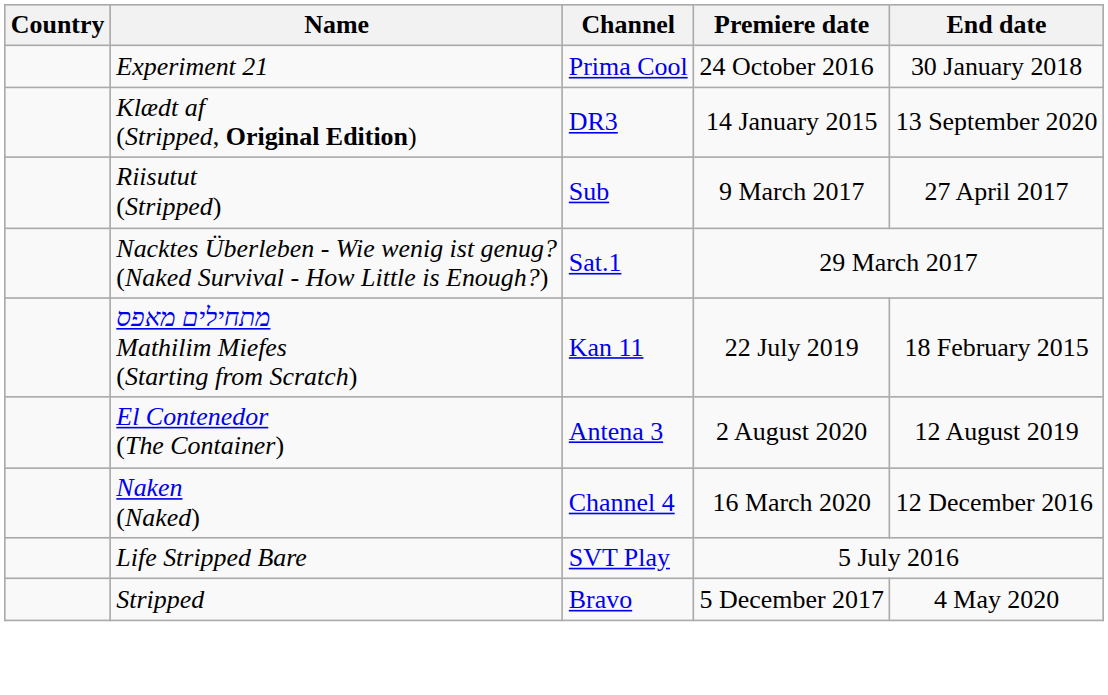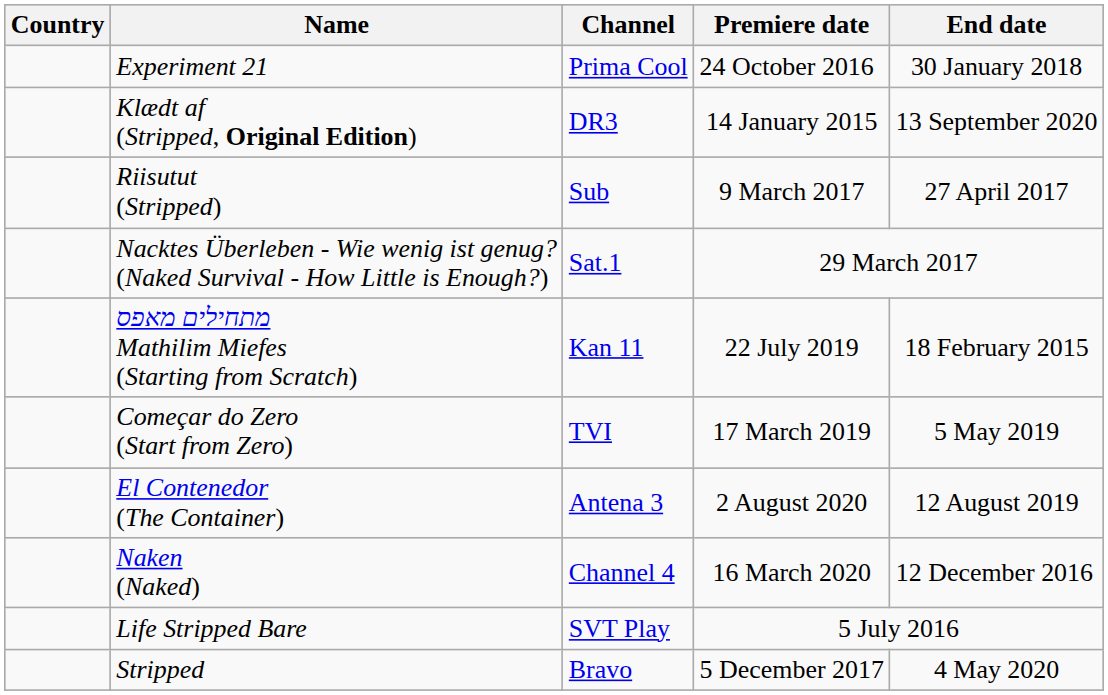+ row: (207, 432)
